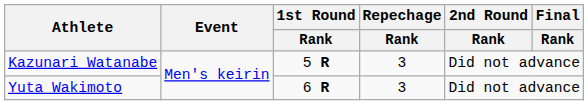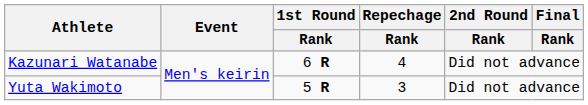(316, 63) 5 R -> (316, 63) 6 R
(402, 63) 3 -> (402, 63) 4
(316, 88) 6 R -> (316, 88) 5 R
